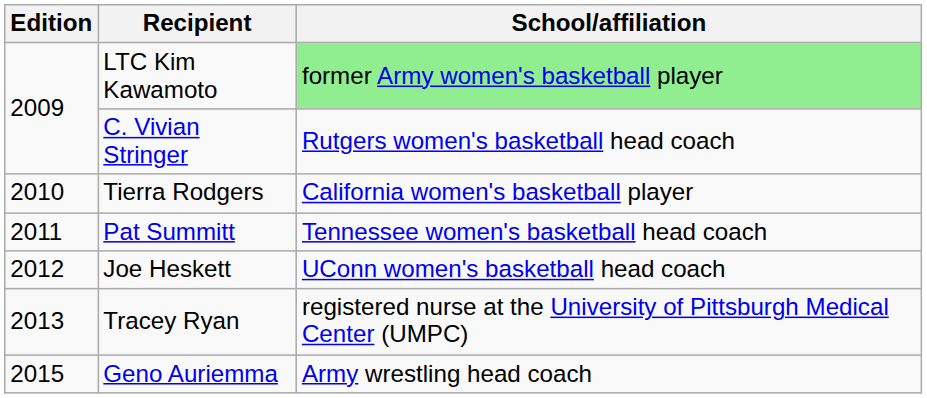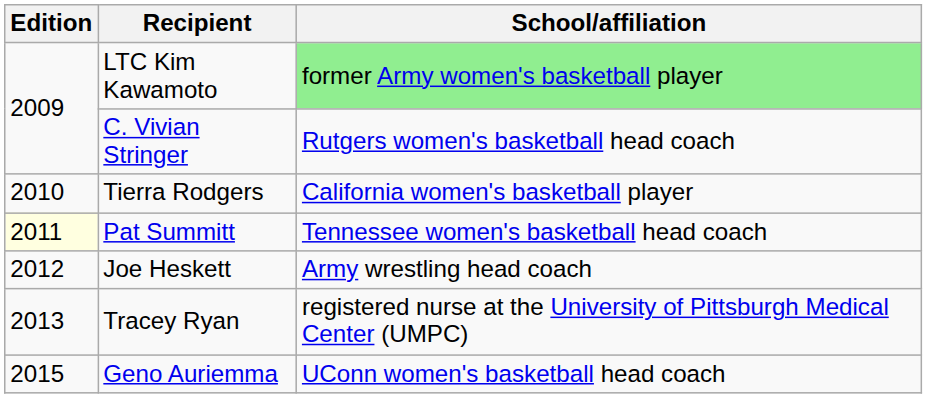(36, 231) no background -> (36, 231) lightyellow background
(514, 269) UConn women's basketball head coach -> (447, 269) Army wrestling head coach
(447, 373) Army wrestling head coach -> (514, 373) UConn women's basketball head coach
